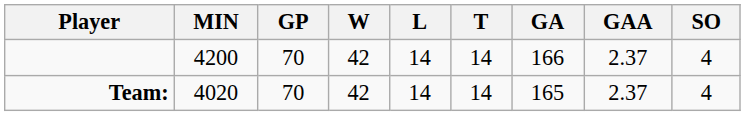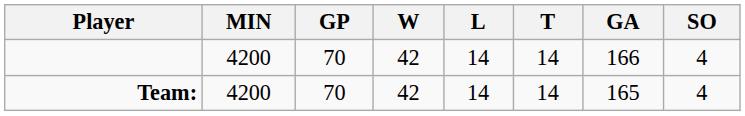- column: (628, 22)
(216, 92) 4020 -> (249, 92) 4200
